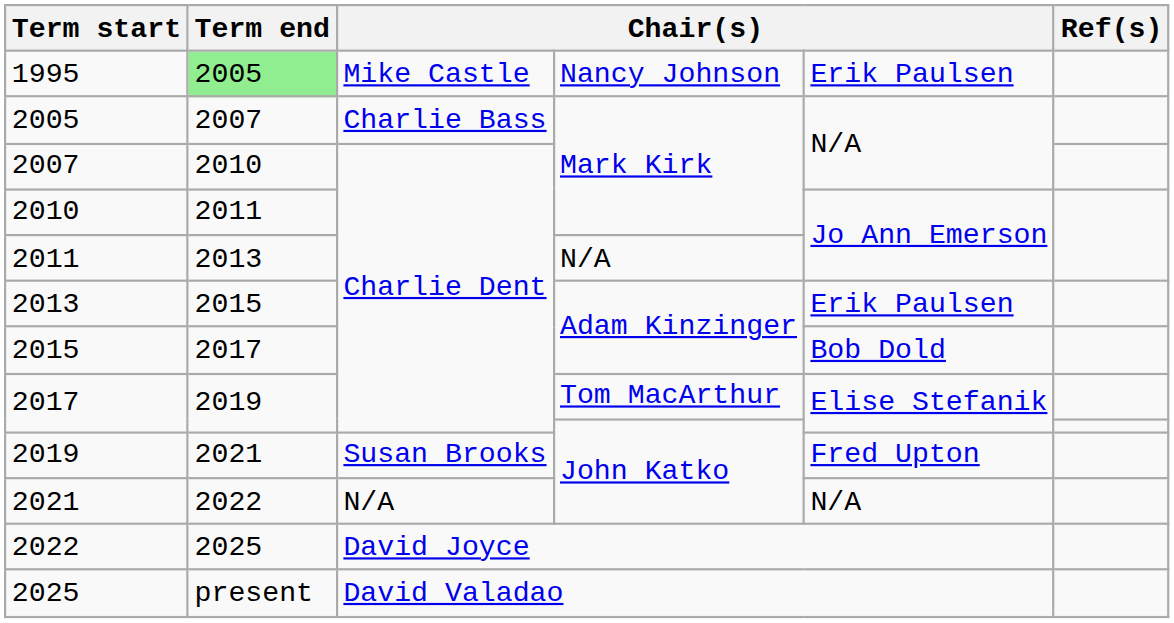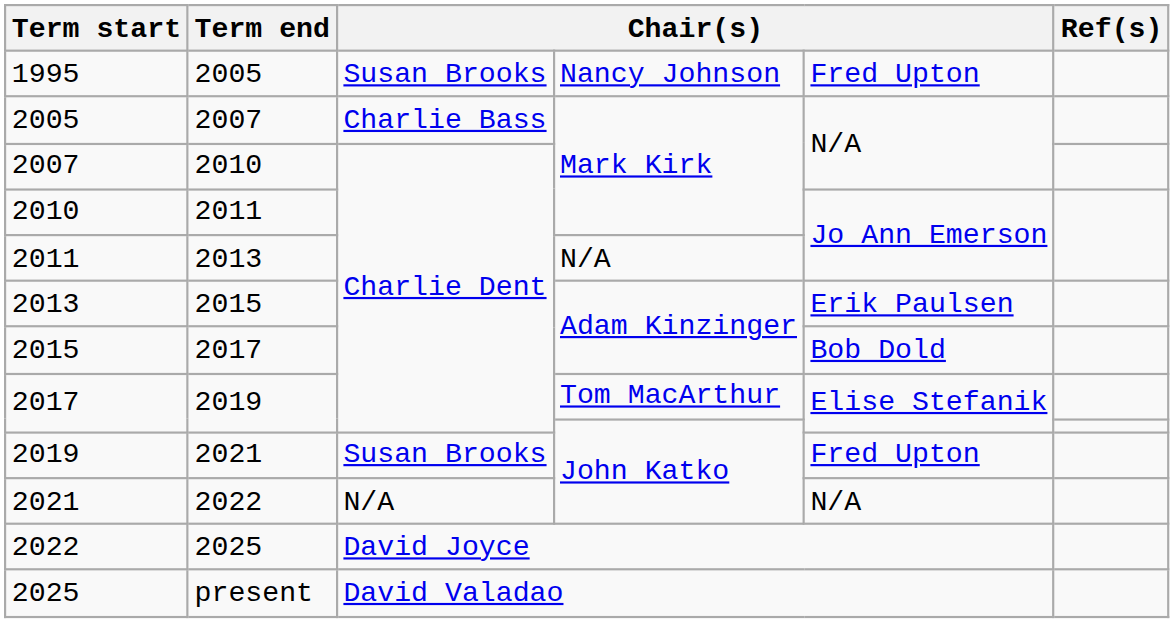(228, 74) lightgreen background -> (228, 74) no background
(445, 74) Mike Castle -> (445, 74) Susan Brooks
(929, 74) Erik Paulsen -> (929, 74) Fred Upton
